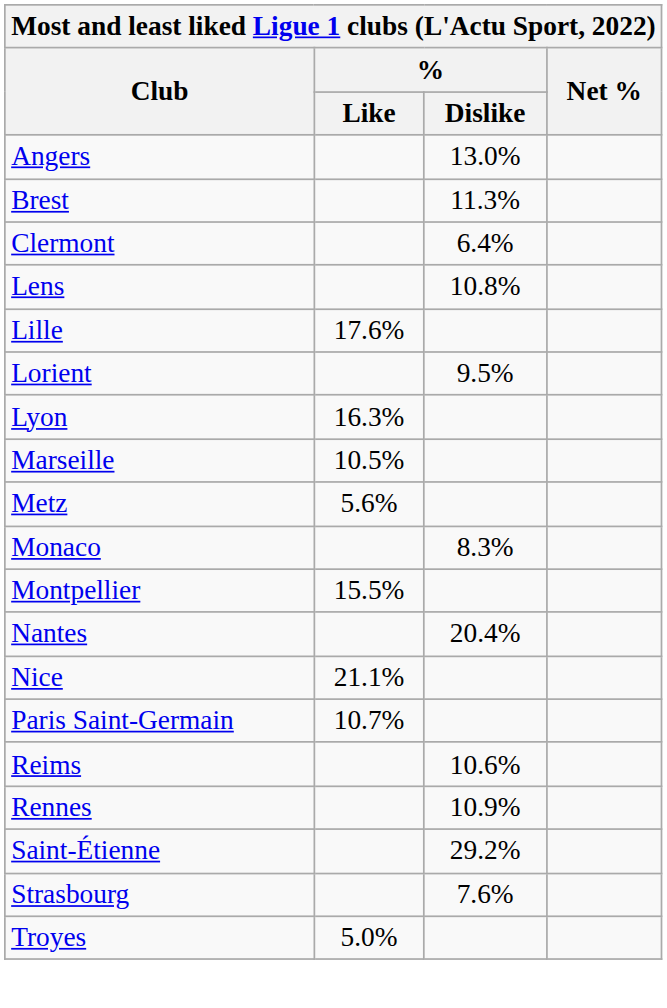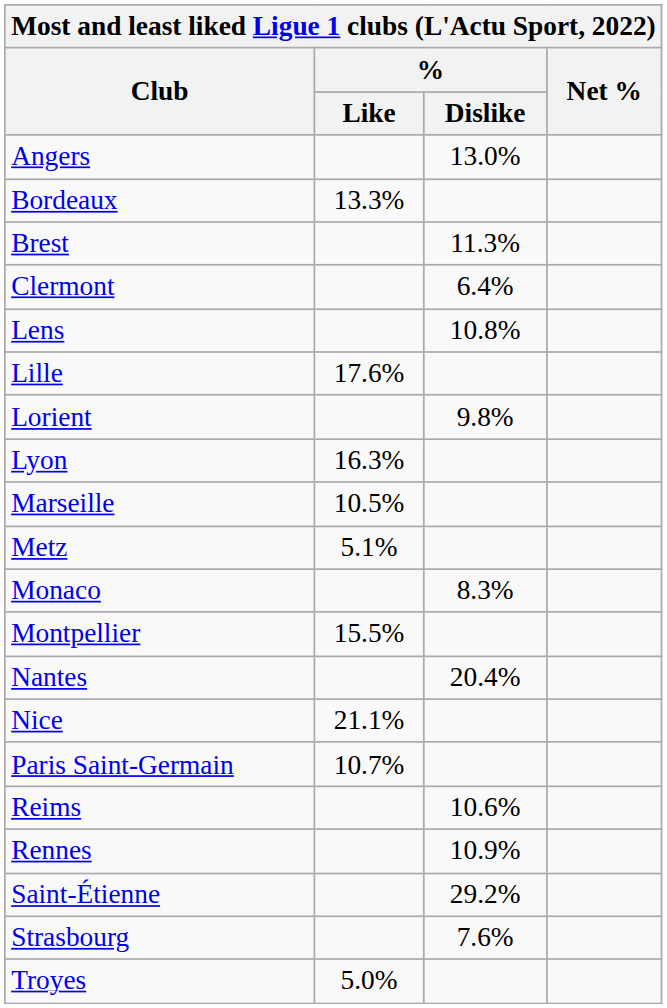+ row: (64, 199)
(485, 373) 9.5% -> (485, 416) 9.8%
(369, 503) 5.6% -> (369, 546) 5.1%
